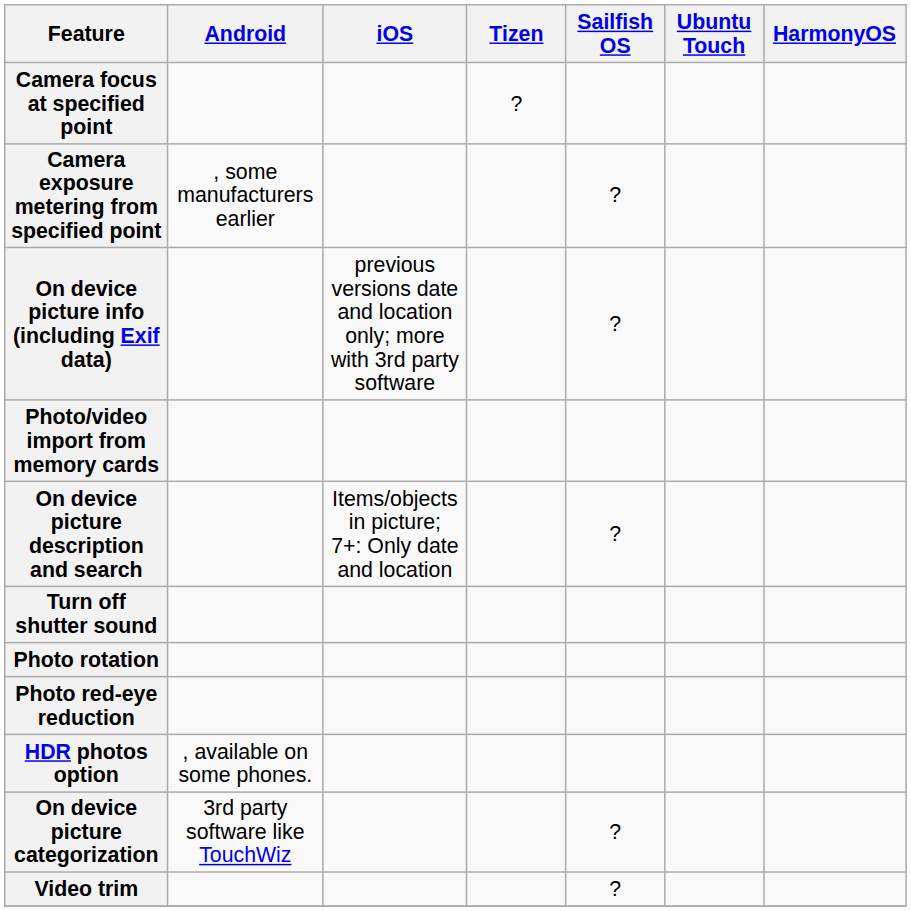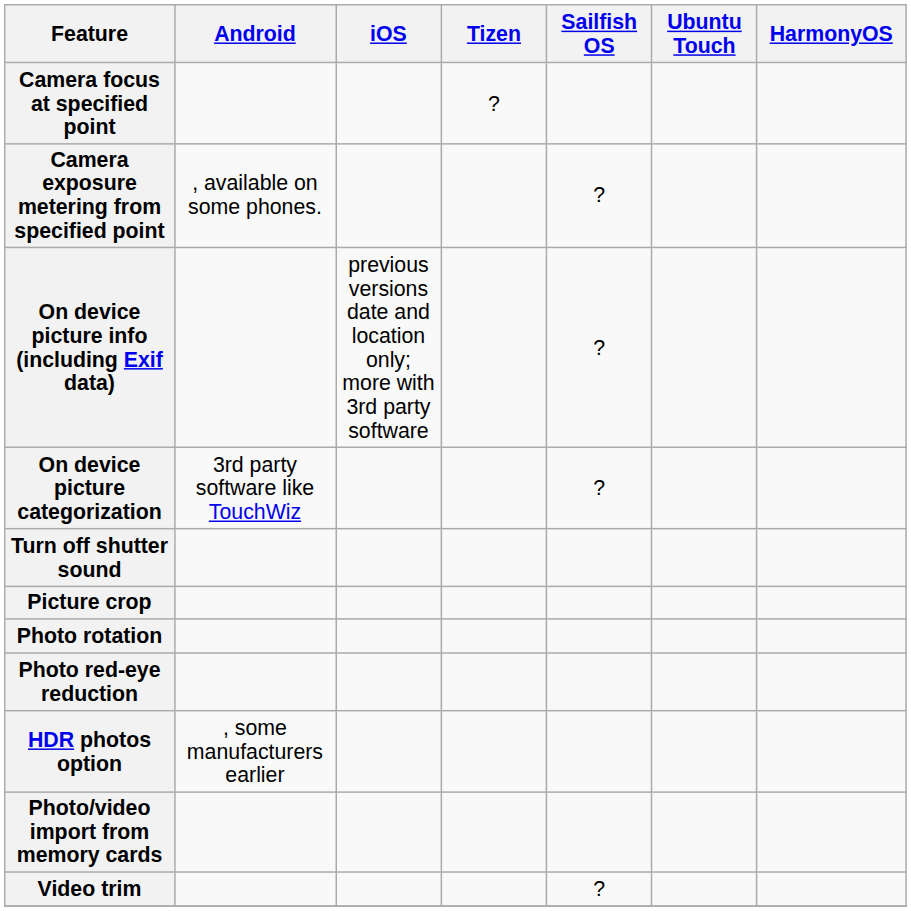(245, 196) , some manufacturers earlier -> (255, 196) , available on some phones.
rows swapped: (86, 832) <-> (86, 441)
- row: (86, 534)
+ row: (90, 603)
(245, 763) , available on some phones. -> (255, 751) , some manufacturers earlier
